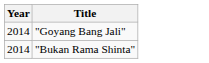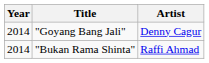+ column: (171, 13)
